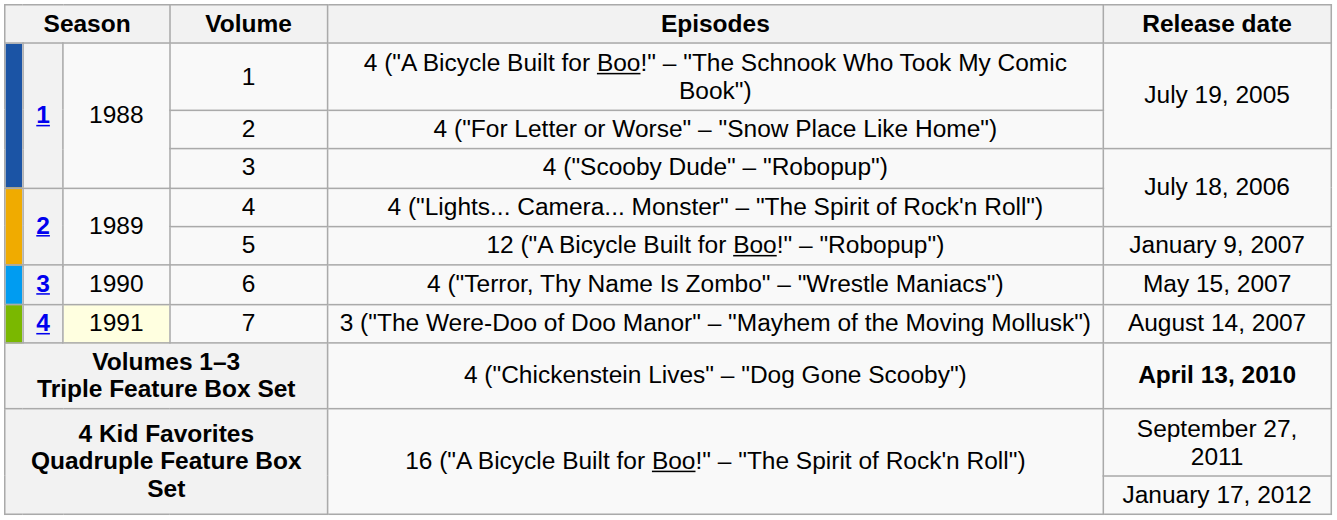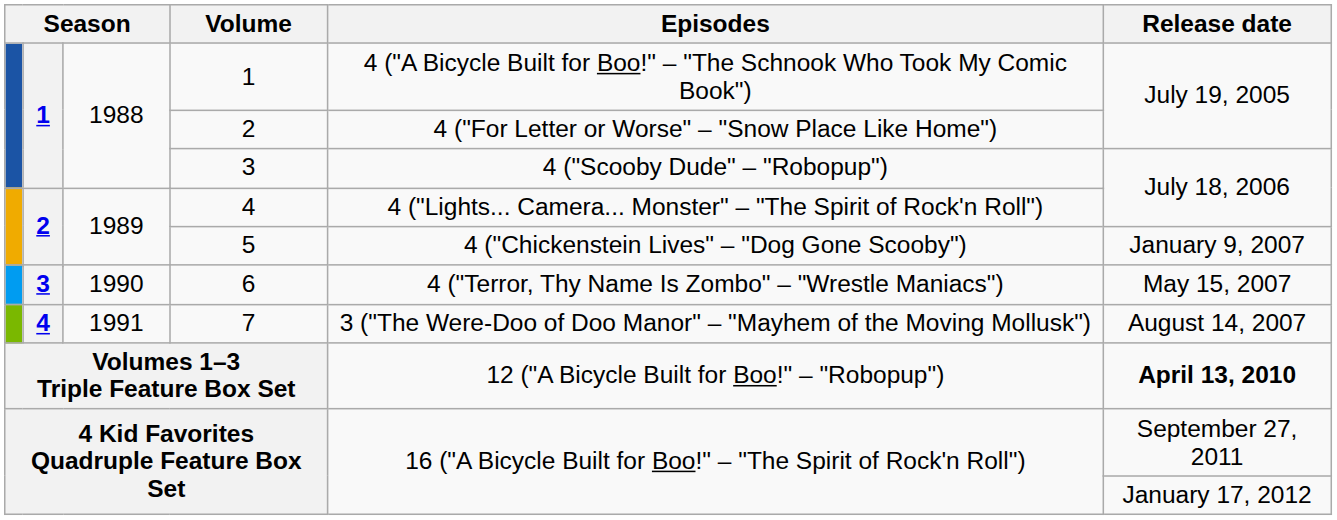(715, 245) 12 ("A Bicycle Built for Boo!" – "Robopup") -> (715, 245) 4 ("Chickenstein Lives" – "Dog Gone Scooby")
(116, 323) lightyellow background -> (116, 323) no background
(715, 375) 4 ("Chickenstein Lives" – "Dog Gone Scooby") -> (715, 375) 12 ("A Bicycle Built for Boo!" – "Robopup")
